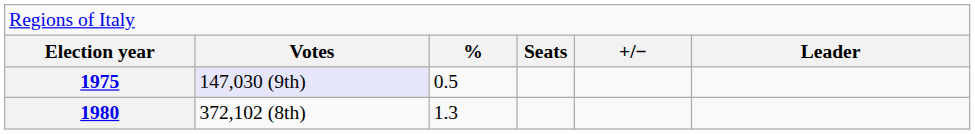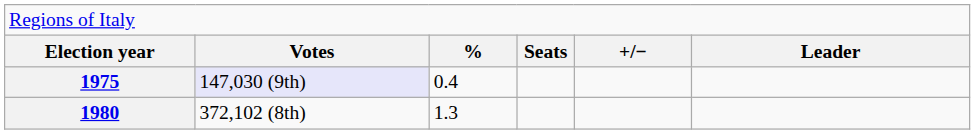(446, 81) 0.5 -> (446, 81) 0.4
